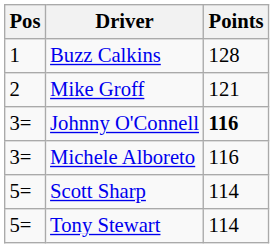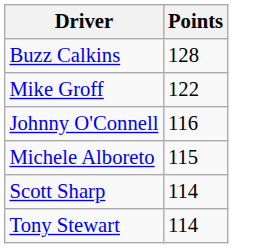- column: (25, 21)
(224, 89) 121 -> (183, 89) 122
(224, 123) bold -> (183, 123) normal
(224, 158) 116 -> (183, 158) 115
